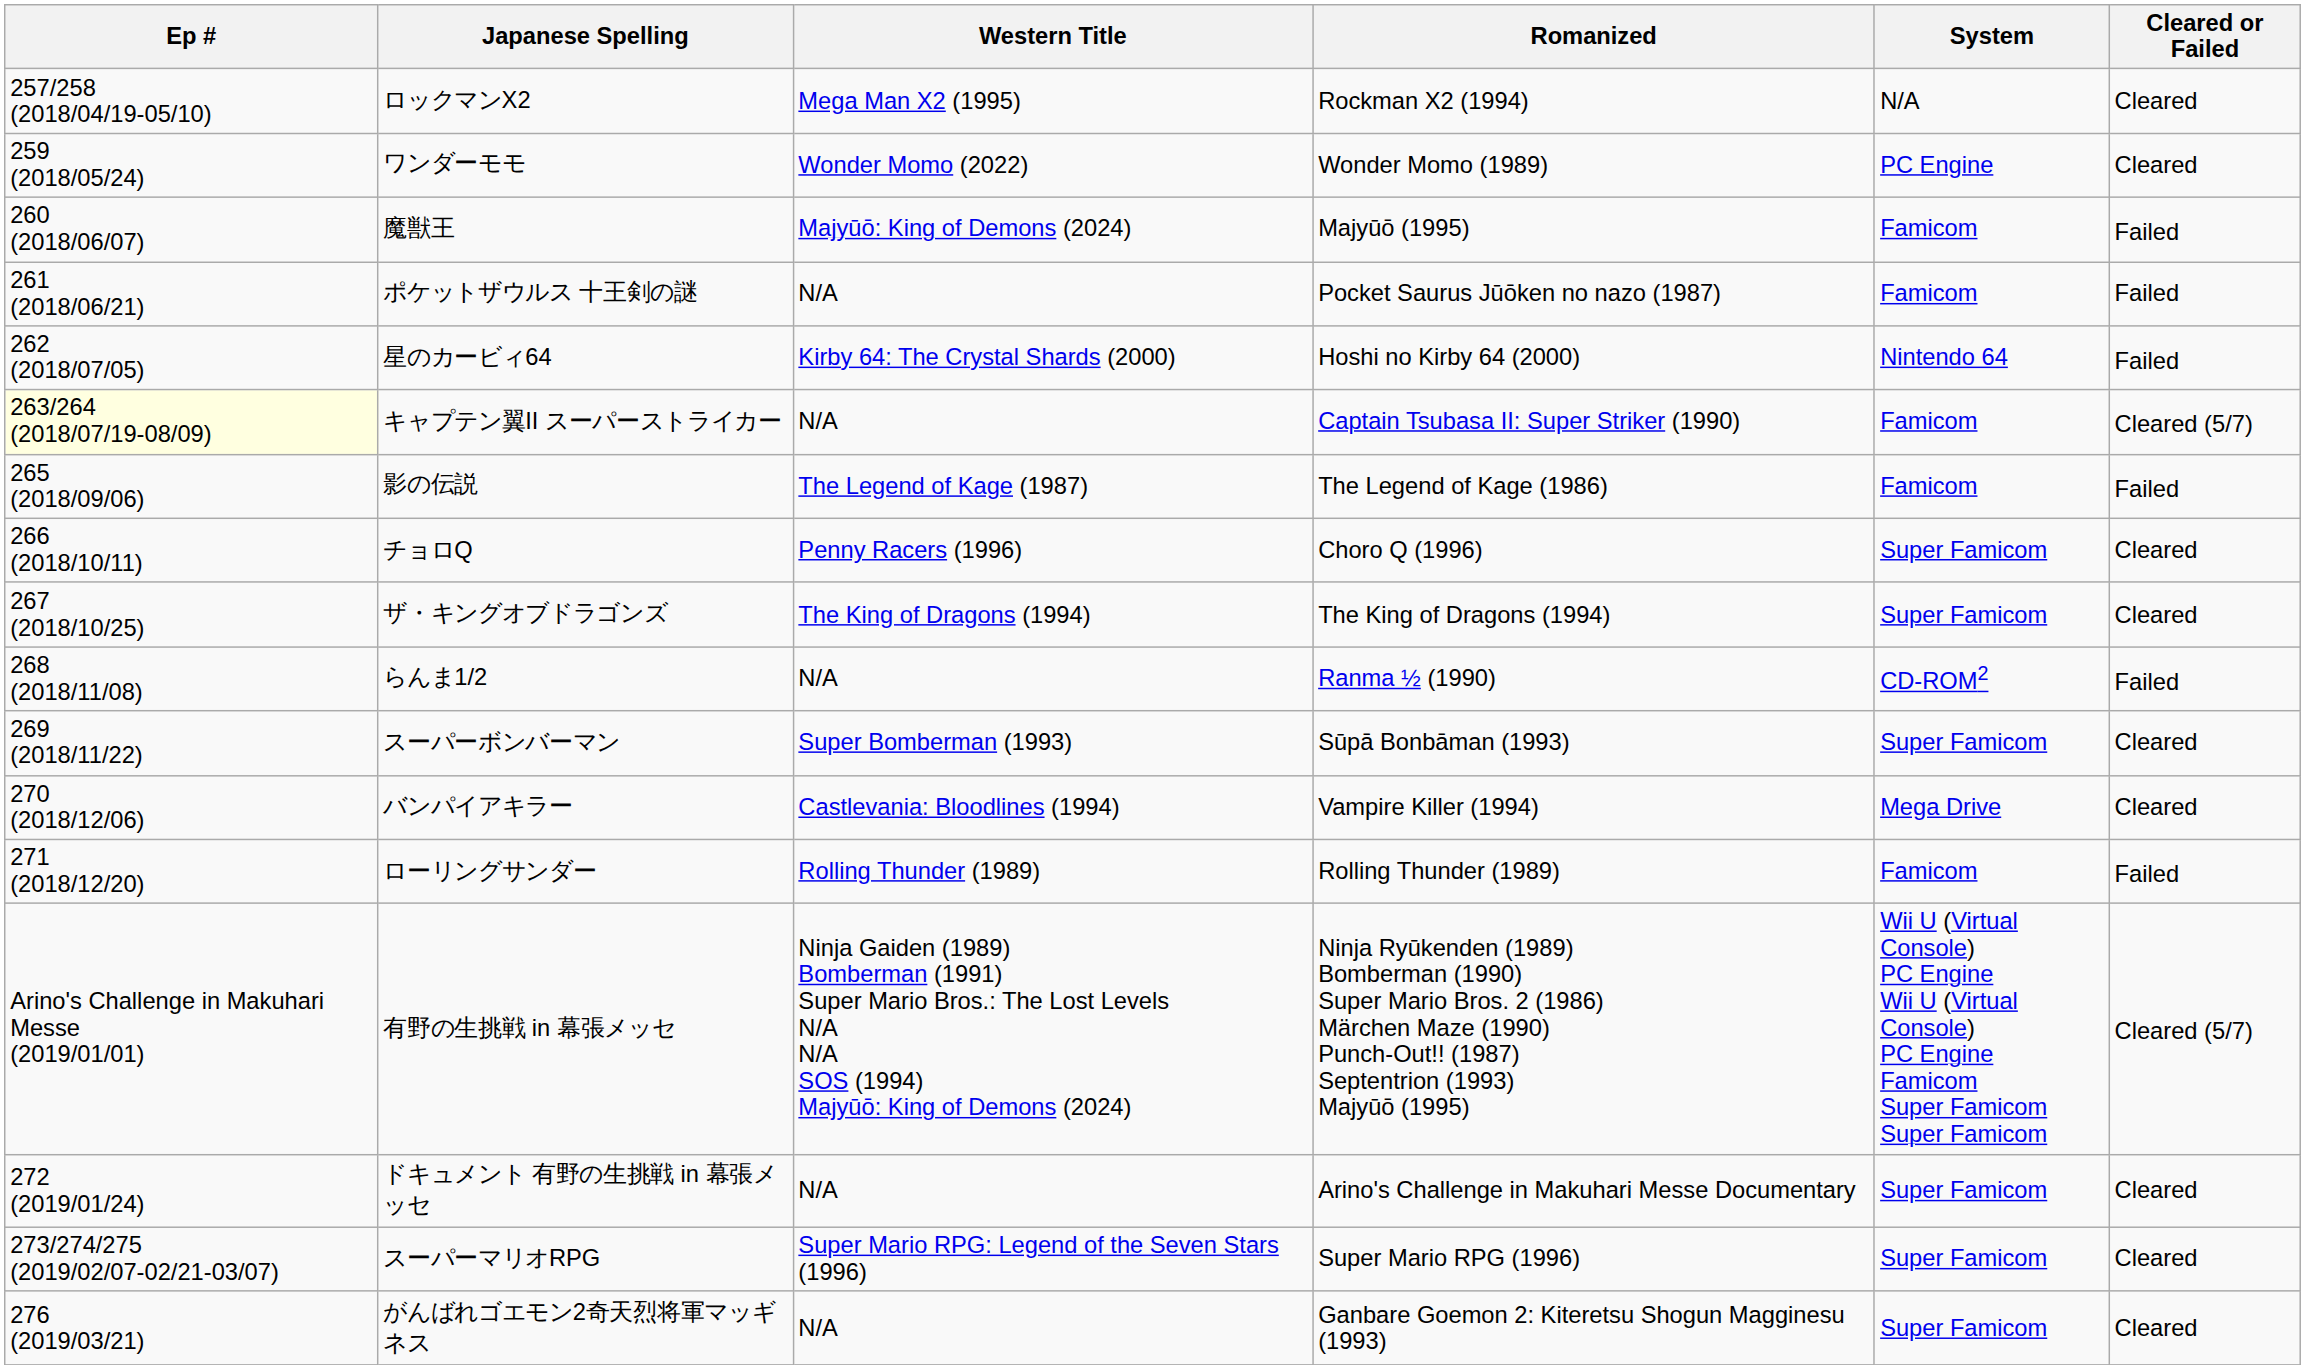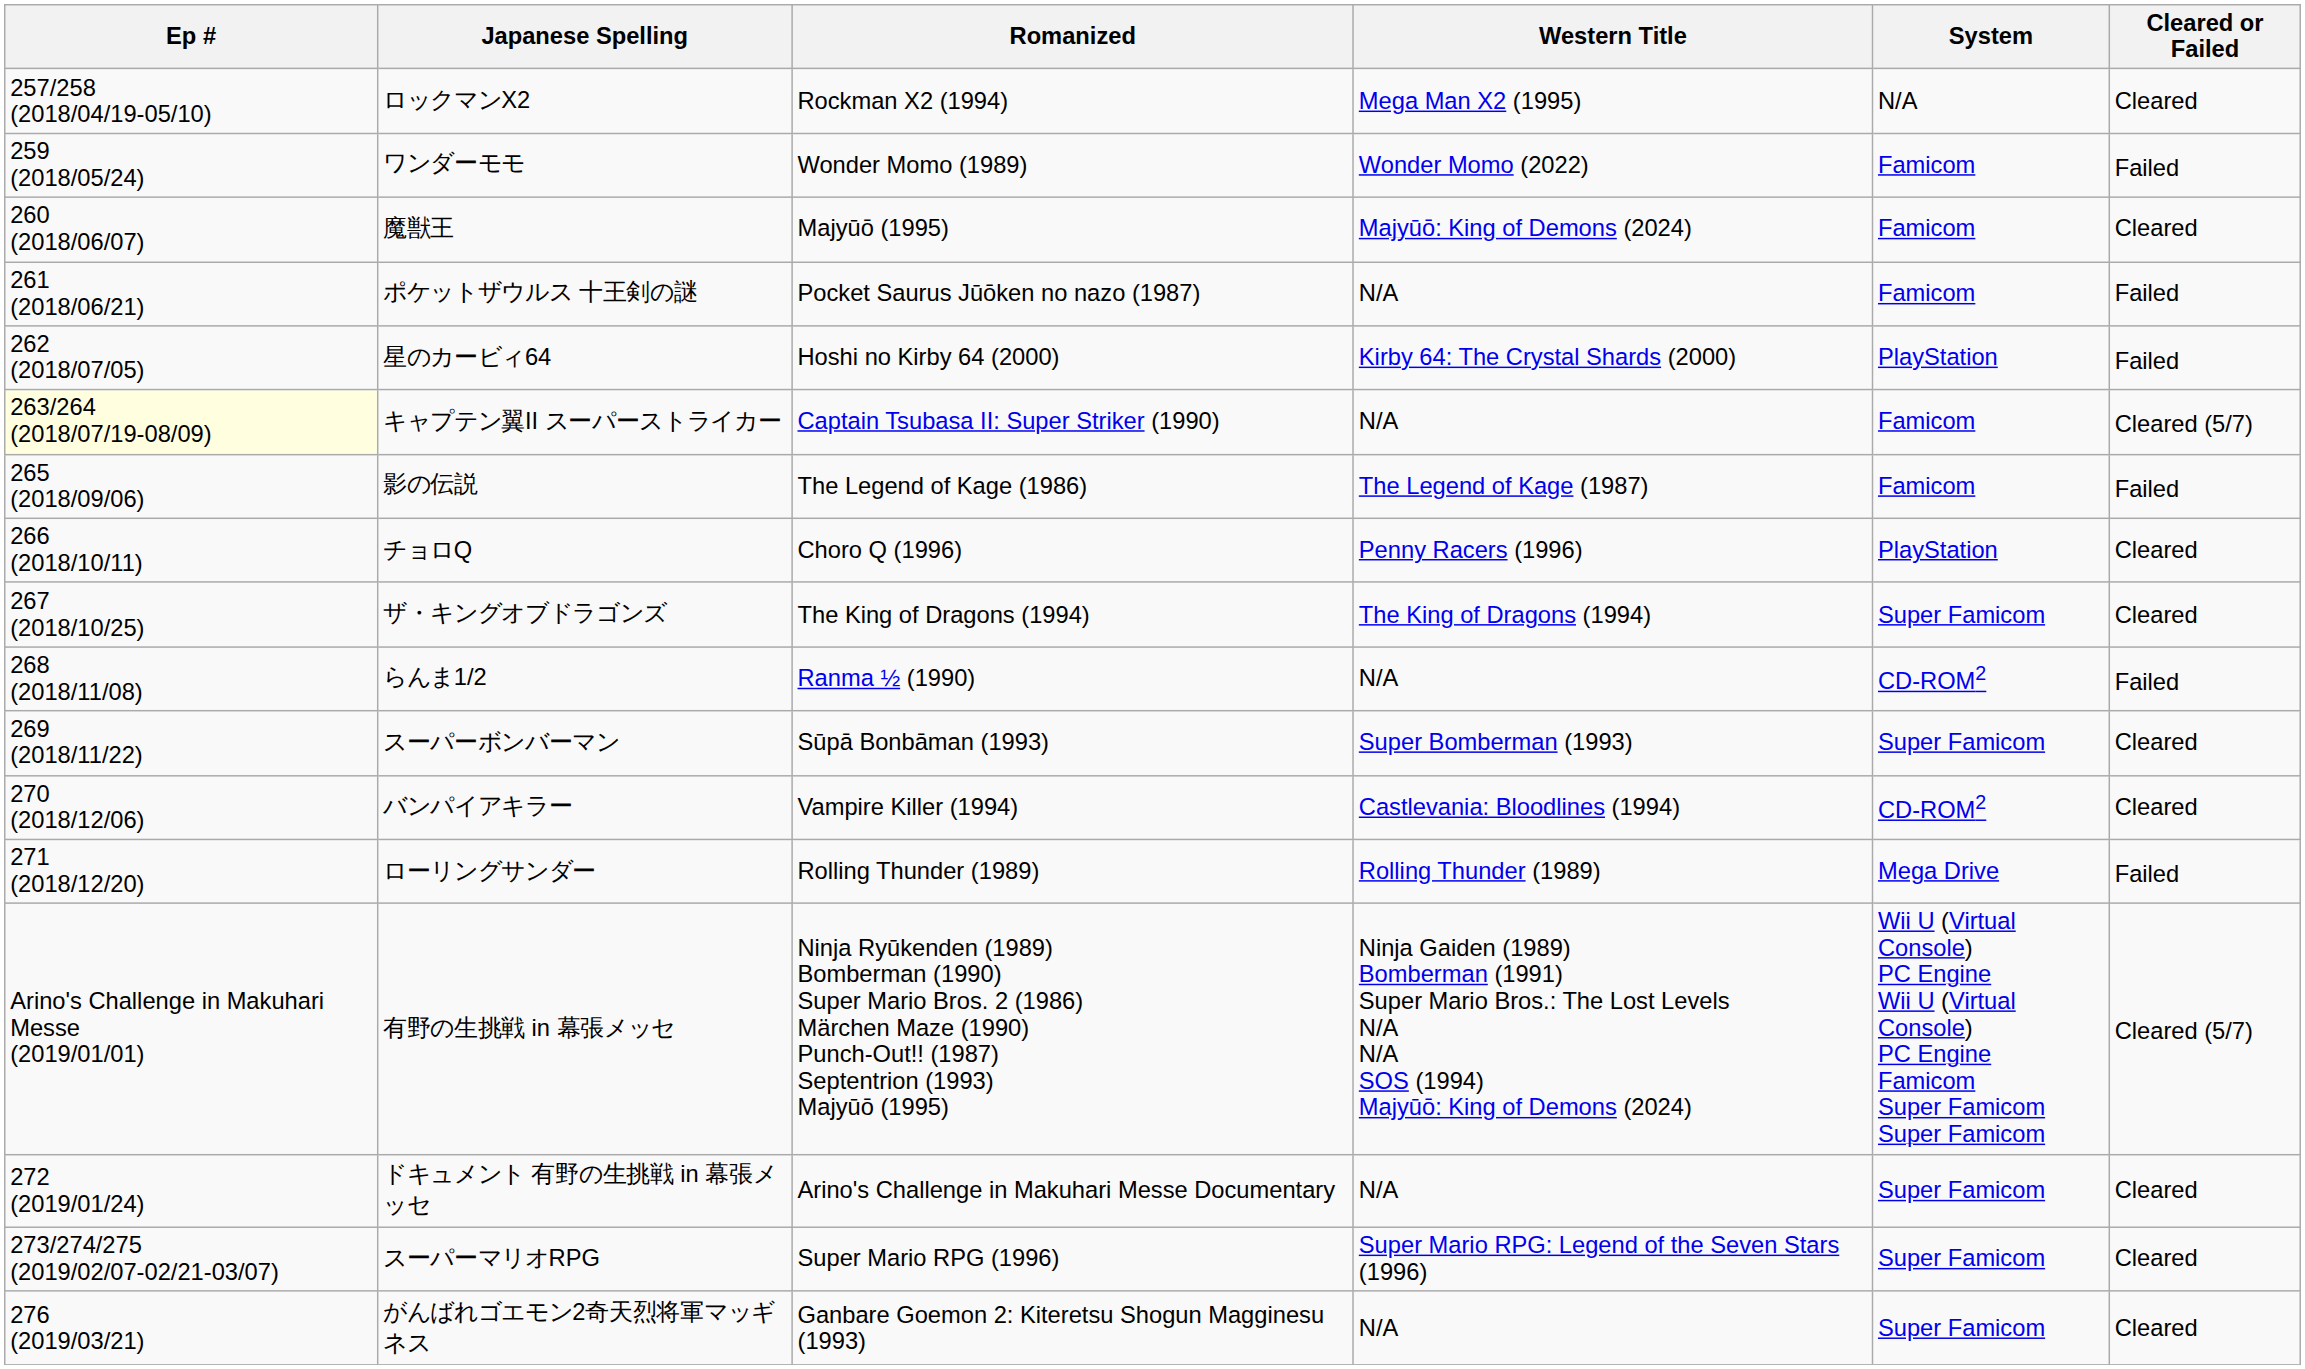columns swapped: (1594, 36) <-> (1053, 36)
(1937, 164) PC Engine -> (1927, 164) Famicom
(2156, 164) Cleared -> (2147, 168) Failed
(2147, 232) Failed -> (2156, 229) Cleared
(1944, 357) Nintendo 64 -> (1938, 357) PlayStation
(1964, 550) Super Famicom -> (1938, 550) PlayStation
(1941, 806) Mega Drive -> (1932, 806) CD-ROM2
(1929, 871) Famicom -> (1939, 871) Mega Drive
